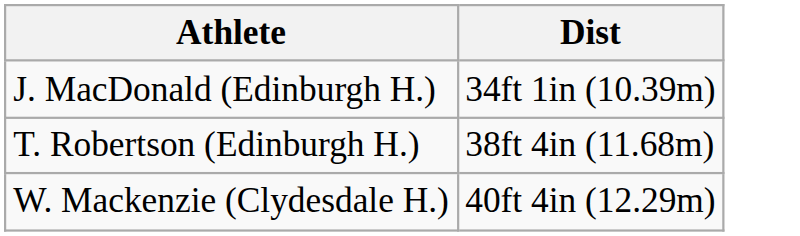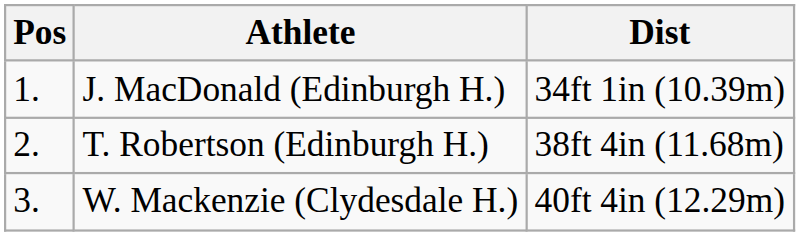+ column: (40, 32)
